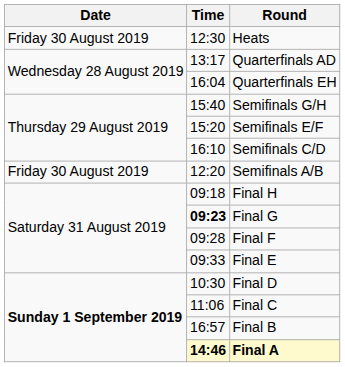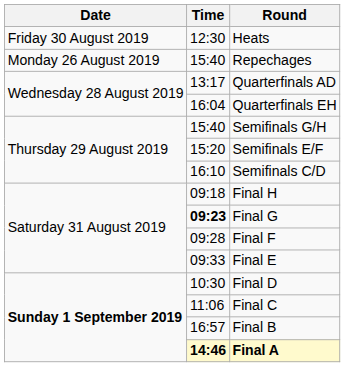+ row: (272, 60)
- row: (278, 171)
